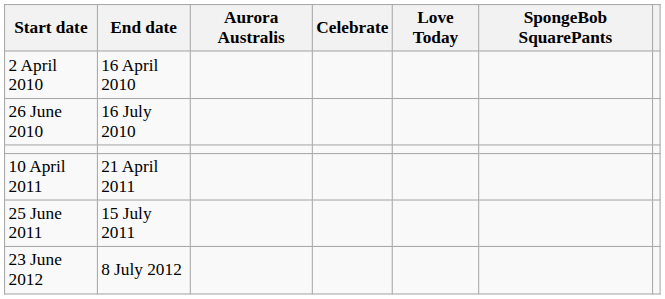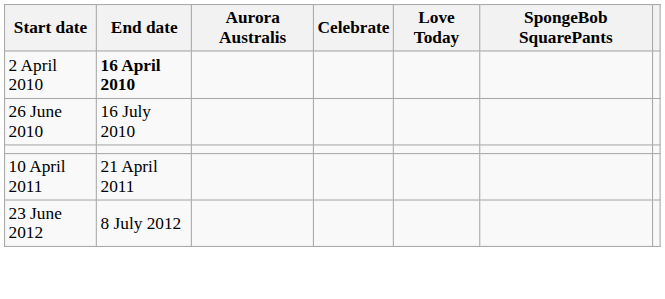(130, 74) normal -> (131, 74) bold
- row: (35, 223)
